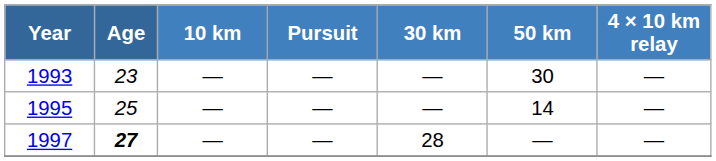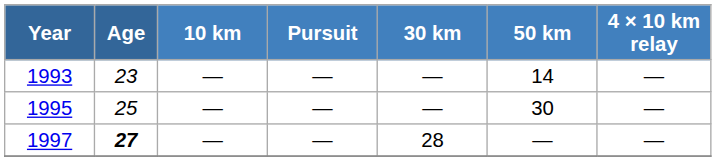(542, 76) 30 -> (542, 76) 14
(542, 108) 14 -> (542, 108) 30
